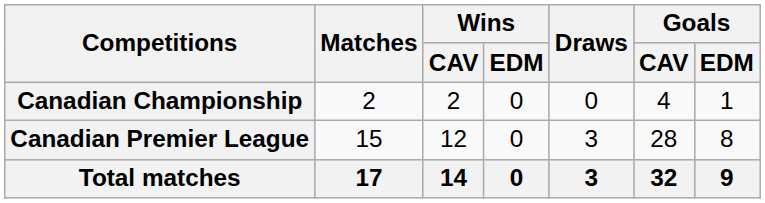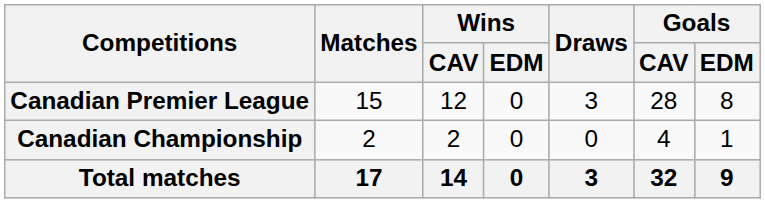rows swapped: (160, 139) <-> (160, 100)
